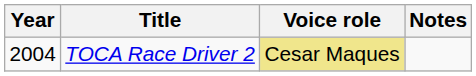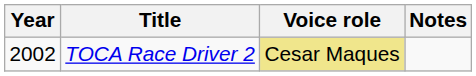(33, 53) 2004 -> (33, 53) 2002
